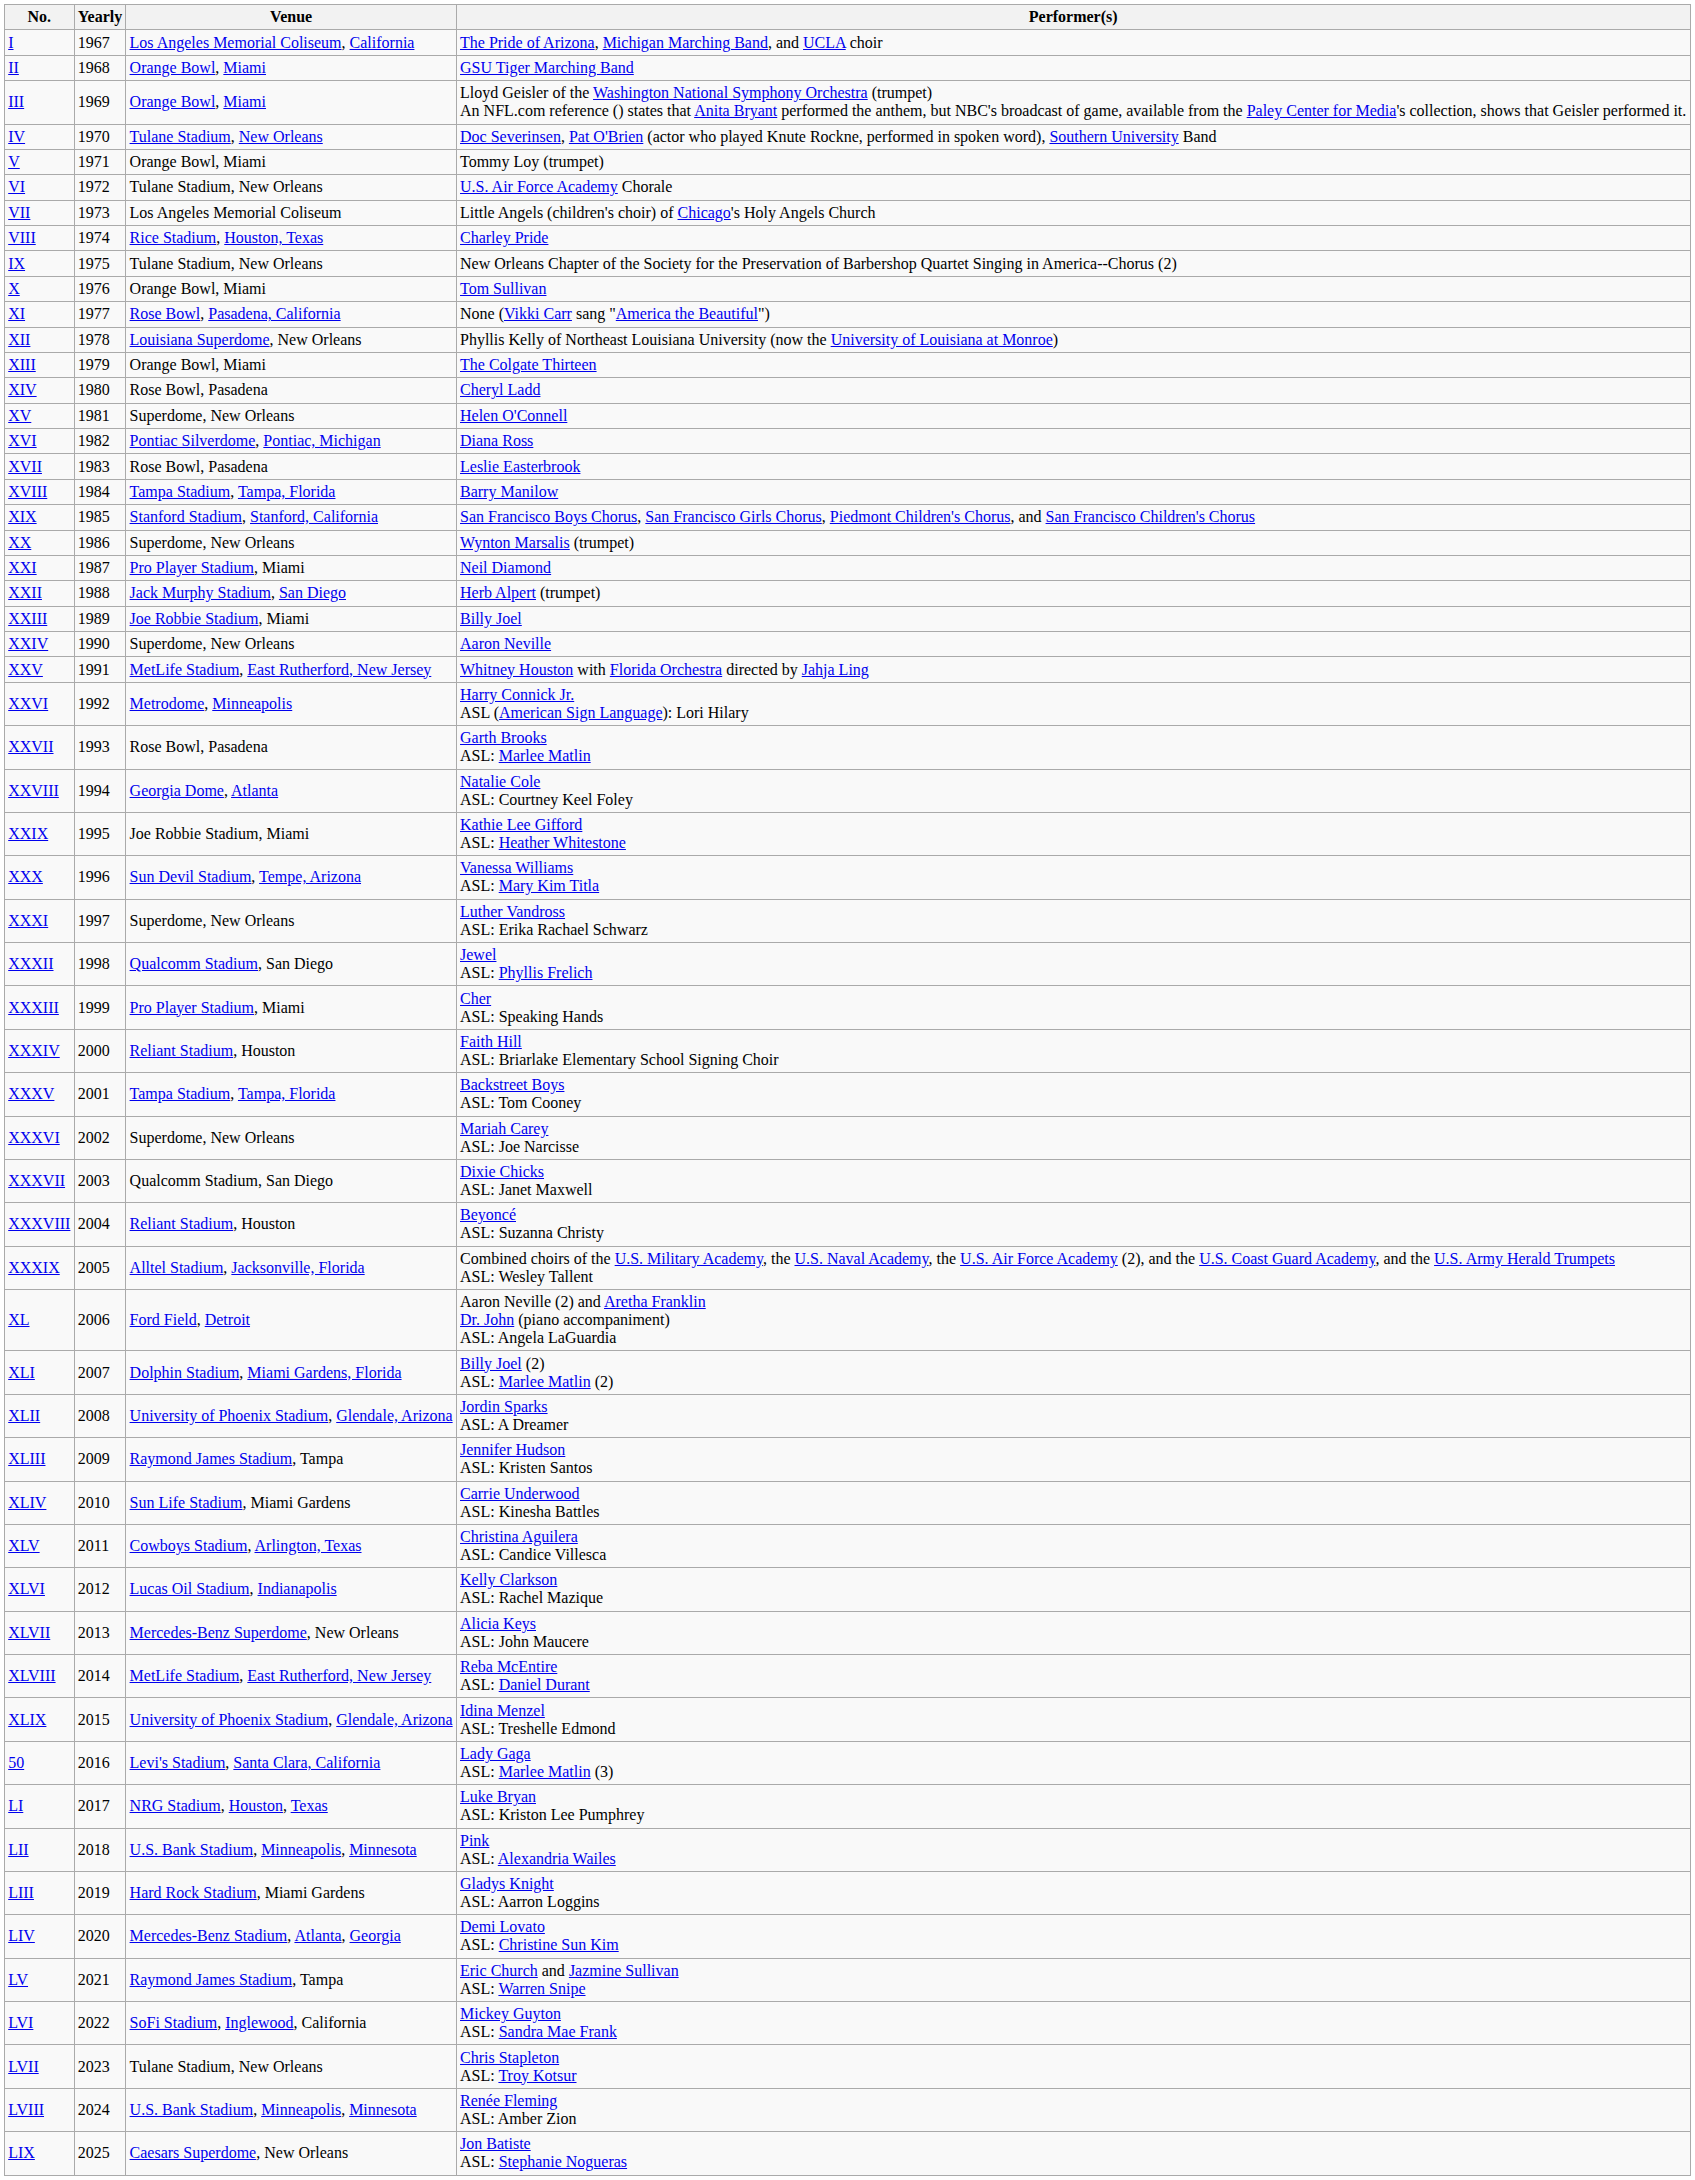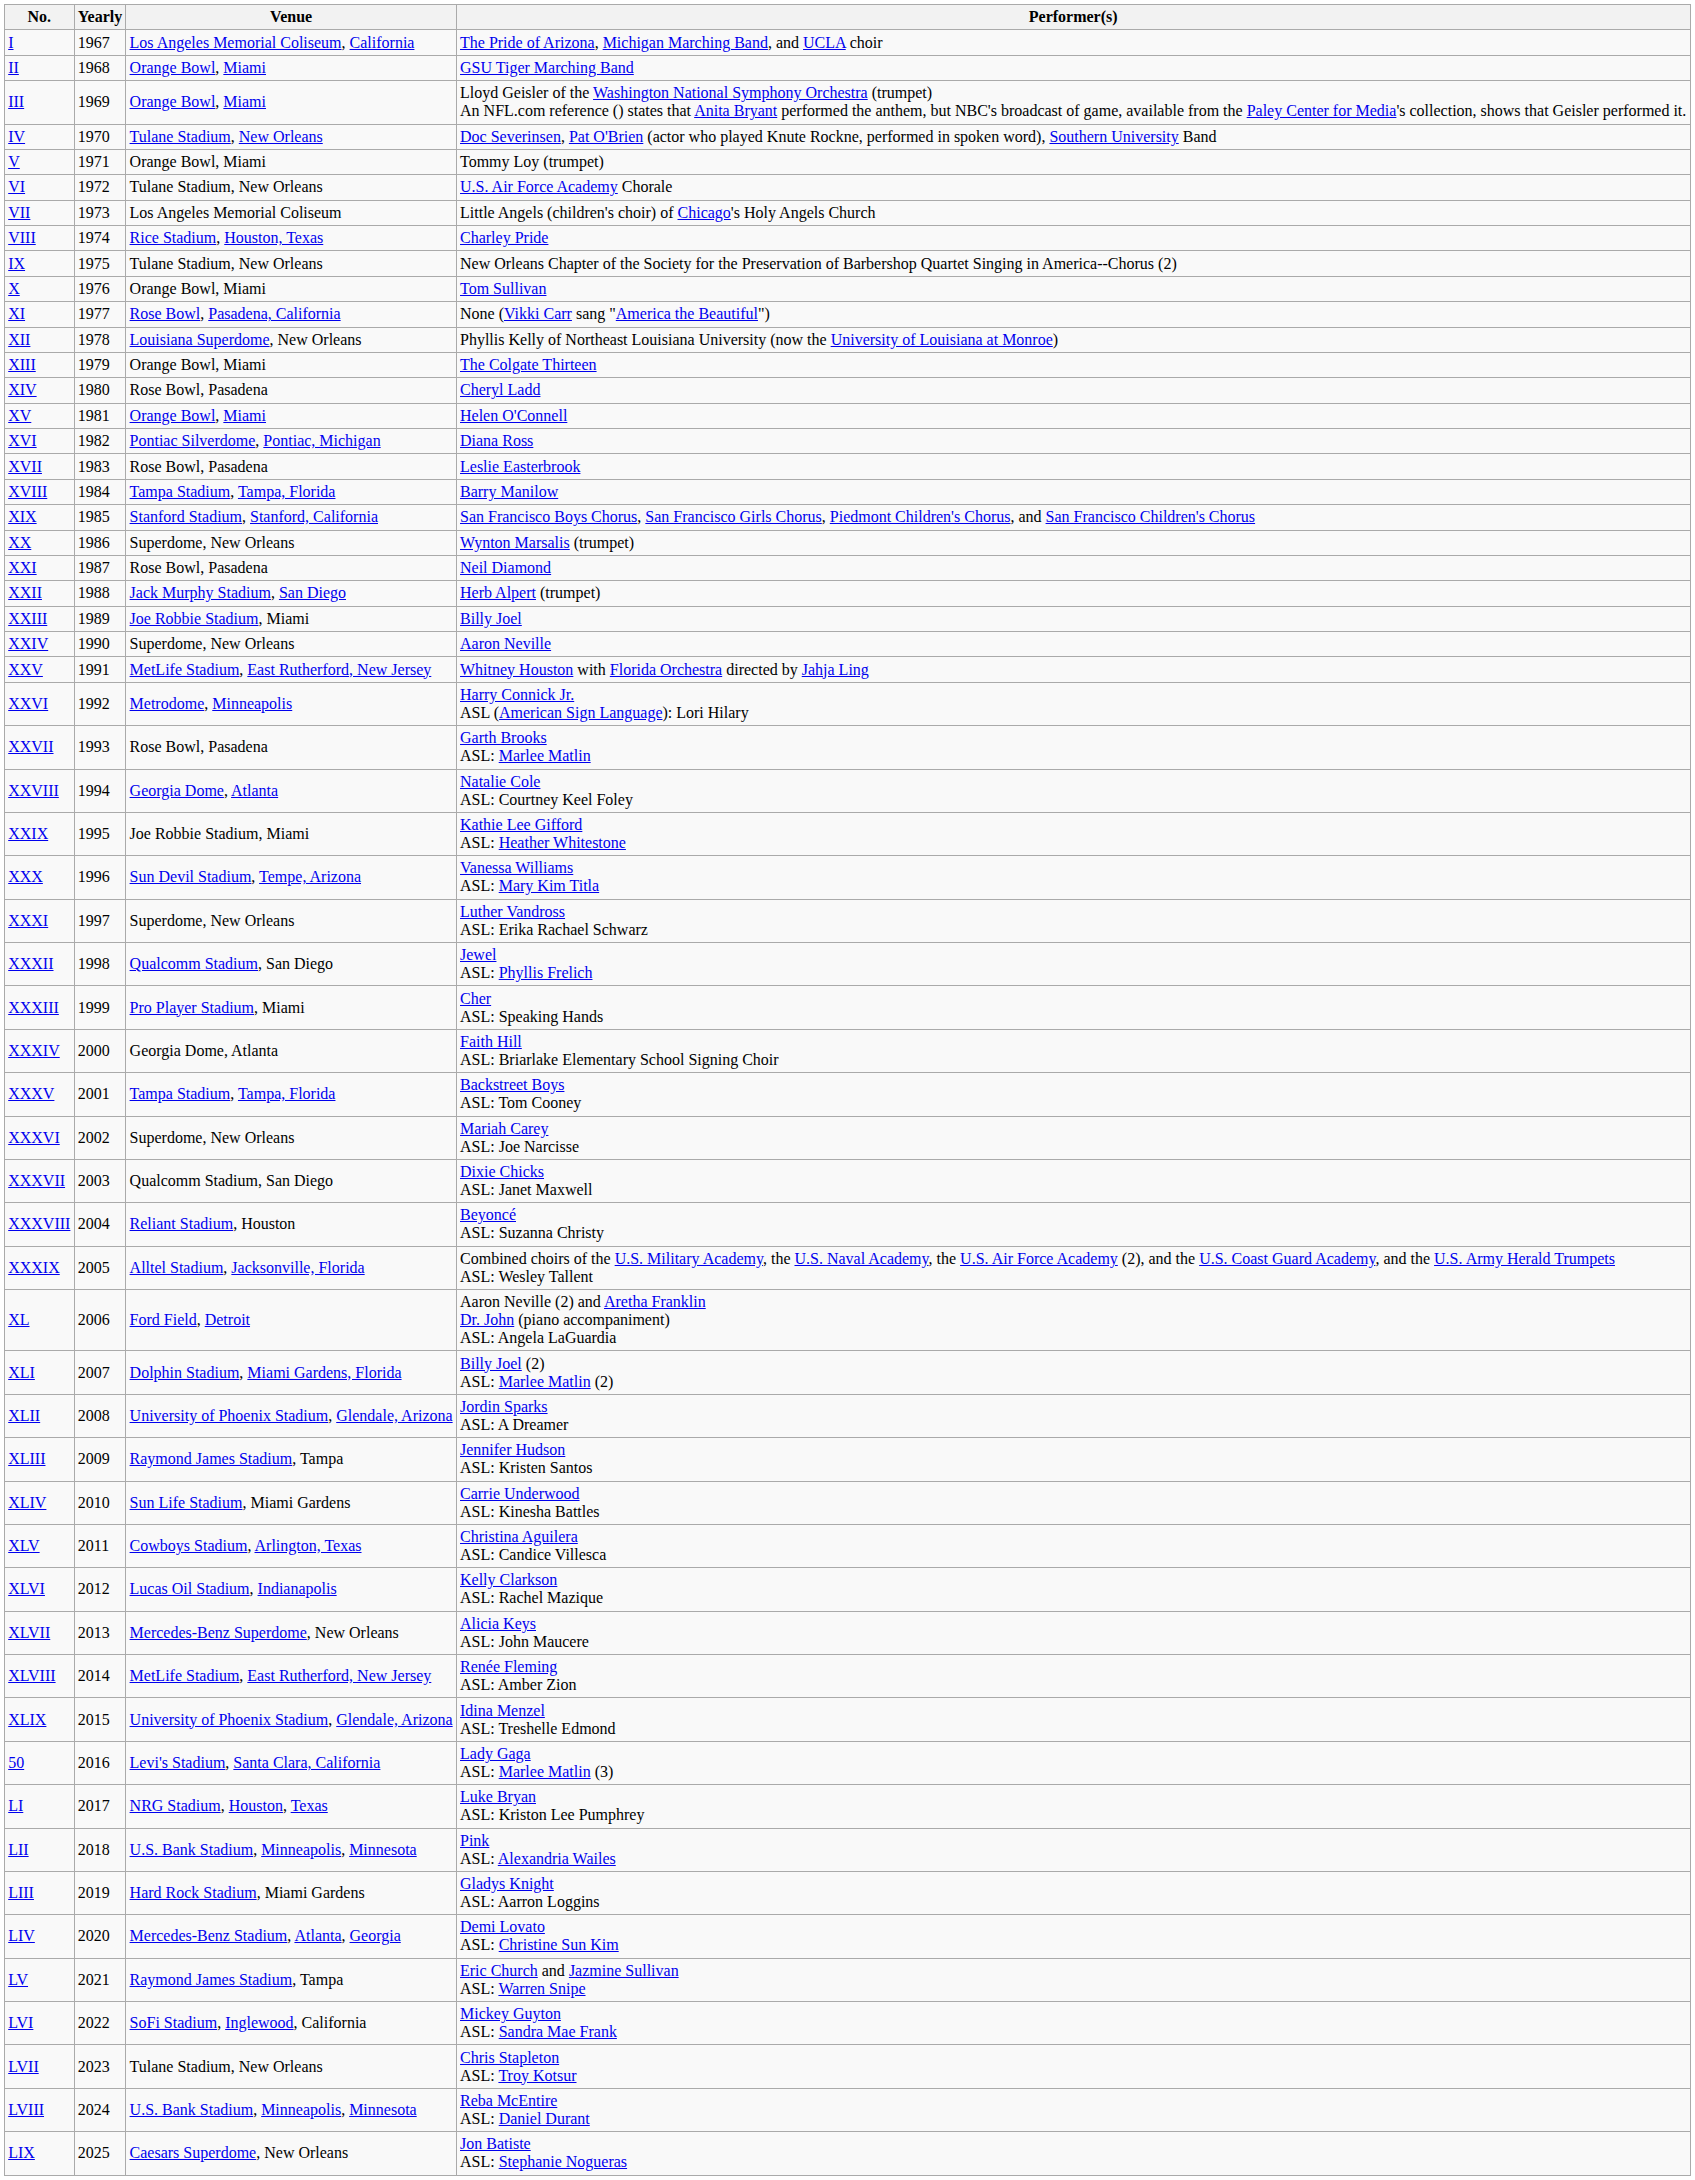(212, 415) Superdome, New Orleans -> (198, 415) Orange Bowl, Miami
(217, 568) Pro Player Stadium, Miami -> (199, 568) Rose Bowl, Pasadena
(212, 1050) Reliant Stadium, Houston -> (204, 1050) Georgia Dome, Atlanta
(525, 1676) Reba McEntire ASL: Daniel Durant -> (518, 1676) Renée Fleming ASL: Amber Zion
(518, 2109) Renée Fleming ASL: Amber Zion -> (525, 2109) Reba McEntire ASL: Daniel Durant
